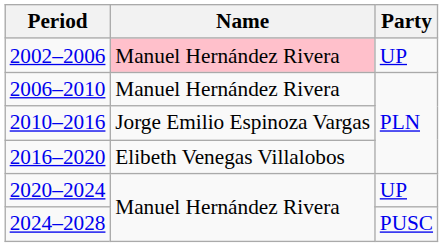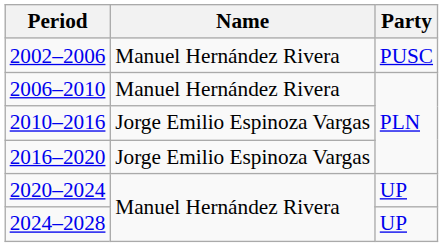(228, 55) pink background -> (228, 55) no background
(393, 55) UP -> (406, 55) PUSC
(230, 156) Elibeth Venegas Villalobos -> (243, 156) Jorge Emilio Espinoza Vargas
(406, 223) PUSC -> (393, 223) UP
